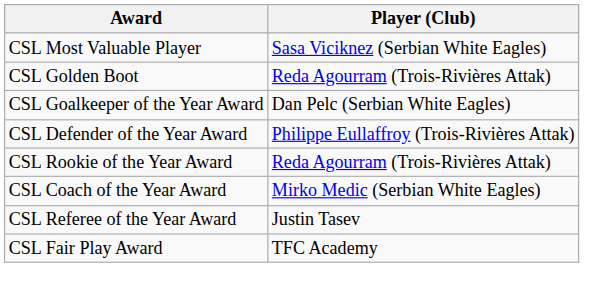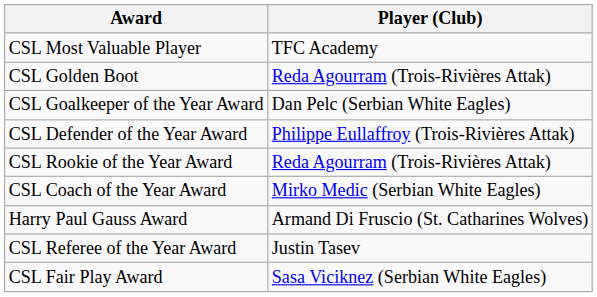(409, 47) Sasa Viciknez (Serbian White Eagles) -> (325, 47) TFC Academy
+ row: (98, 219)
(325, 248) TFC Academy -> (409, 276) Sasa Viciknez (Serbian White Eagles)
